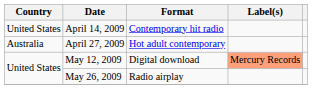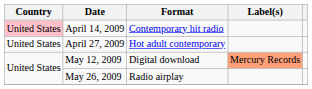(34, 28) no background -> (34, 28) pink background
(25, 44) Australia -> (34, 44) United States
